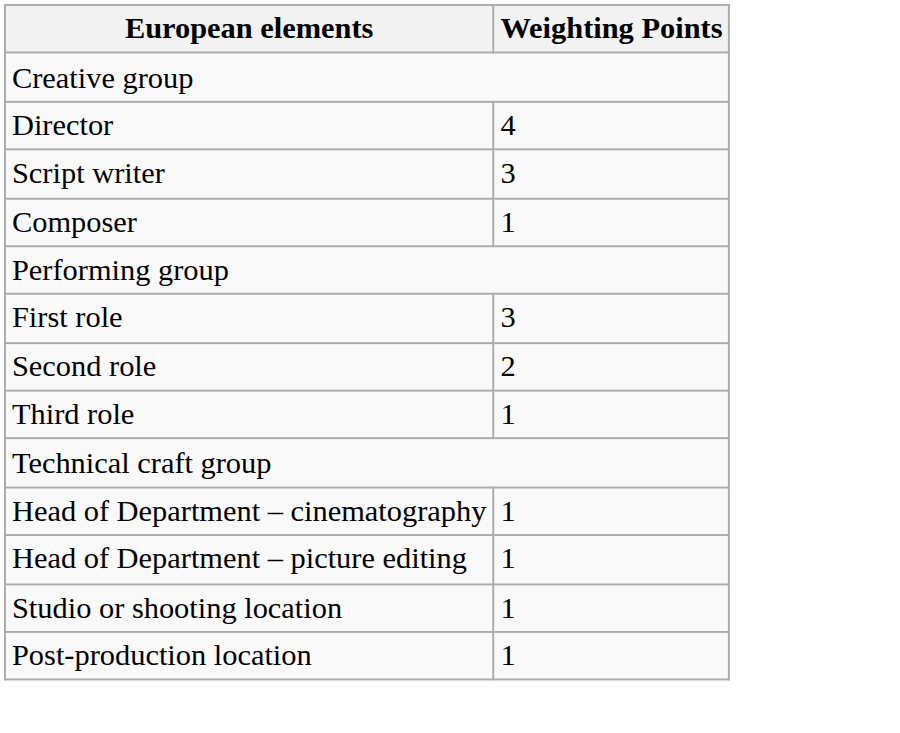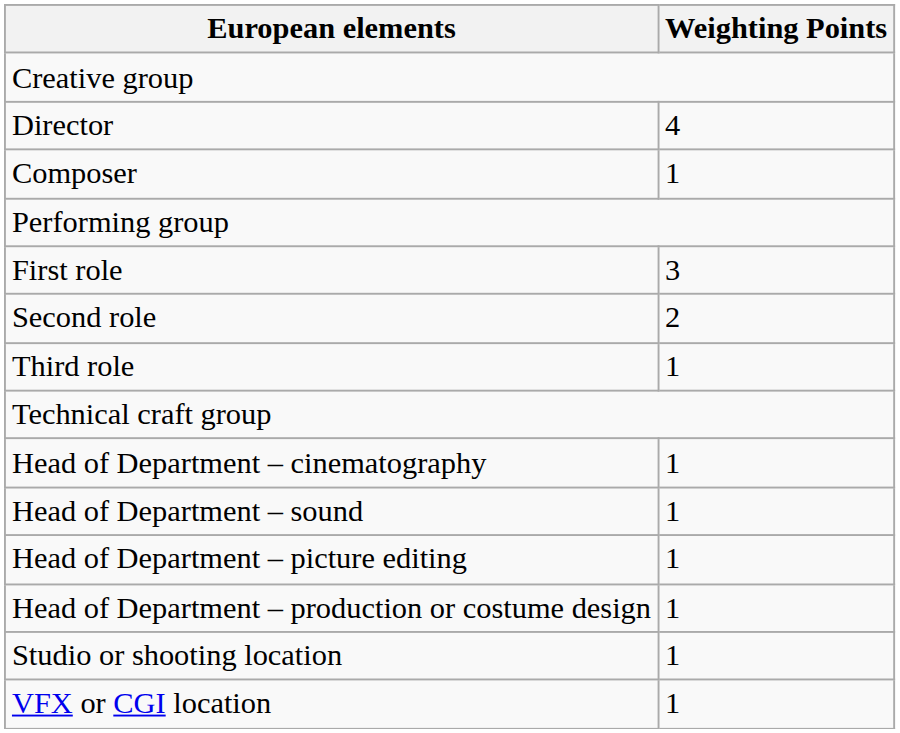- row: (88, 173)
+ row: (188, 510)
+ row: (331, 607)
+ row: (142, 703)
- row: (162, 655)
